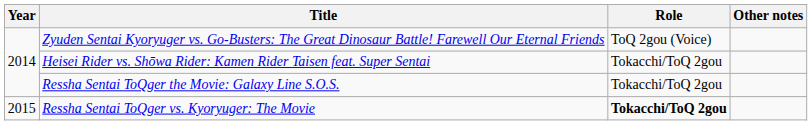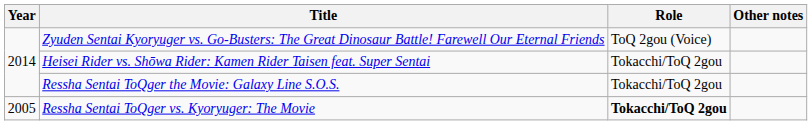(22, 108) 2015 -> (22, 108) 2005
